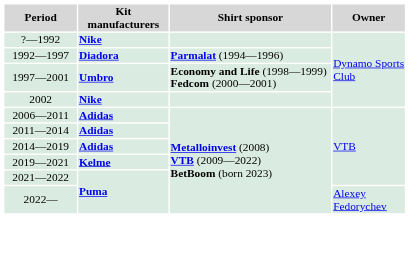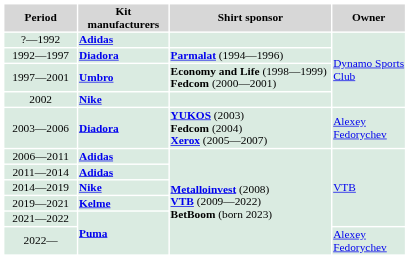(90, 40) Nike -> (96, 40) Adidas
+ row: (41, 128)
(96, 146) Adidas -> (90, 187) Nike
